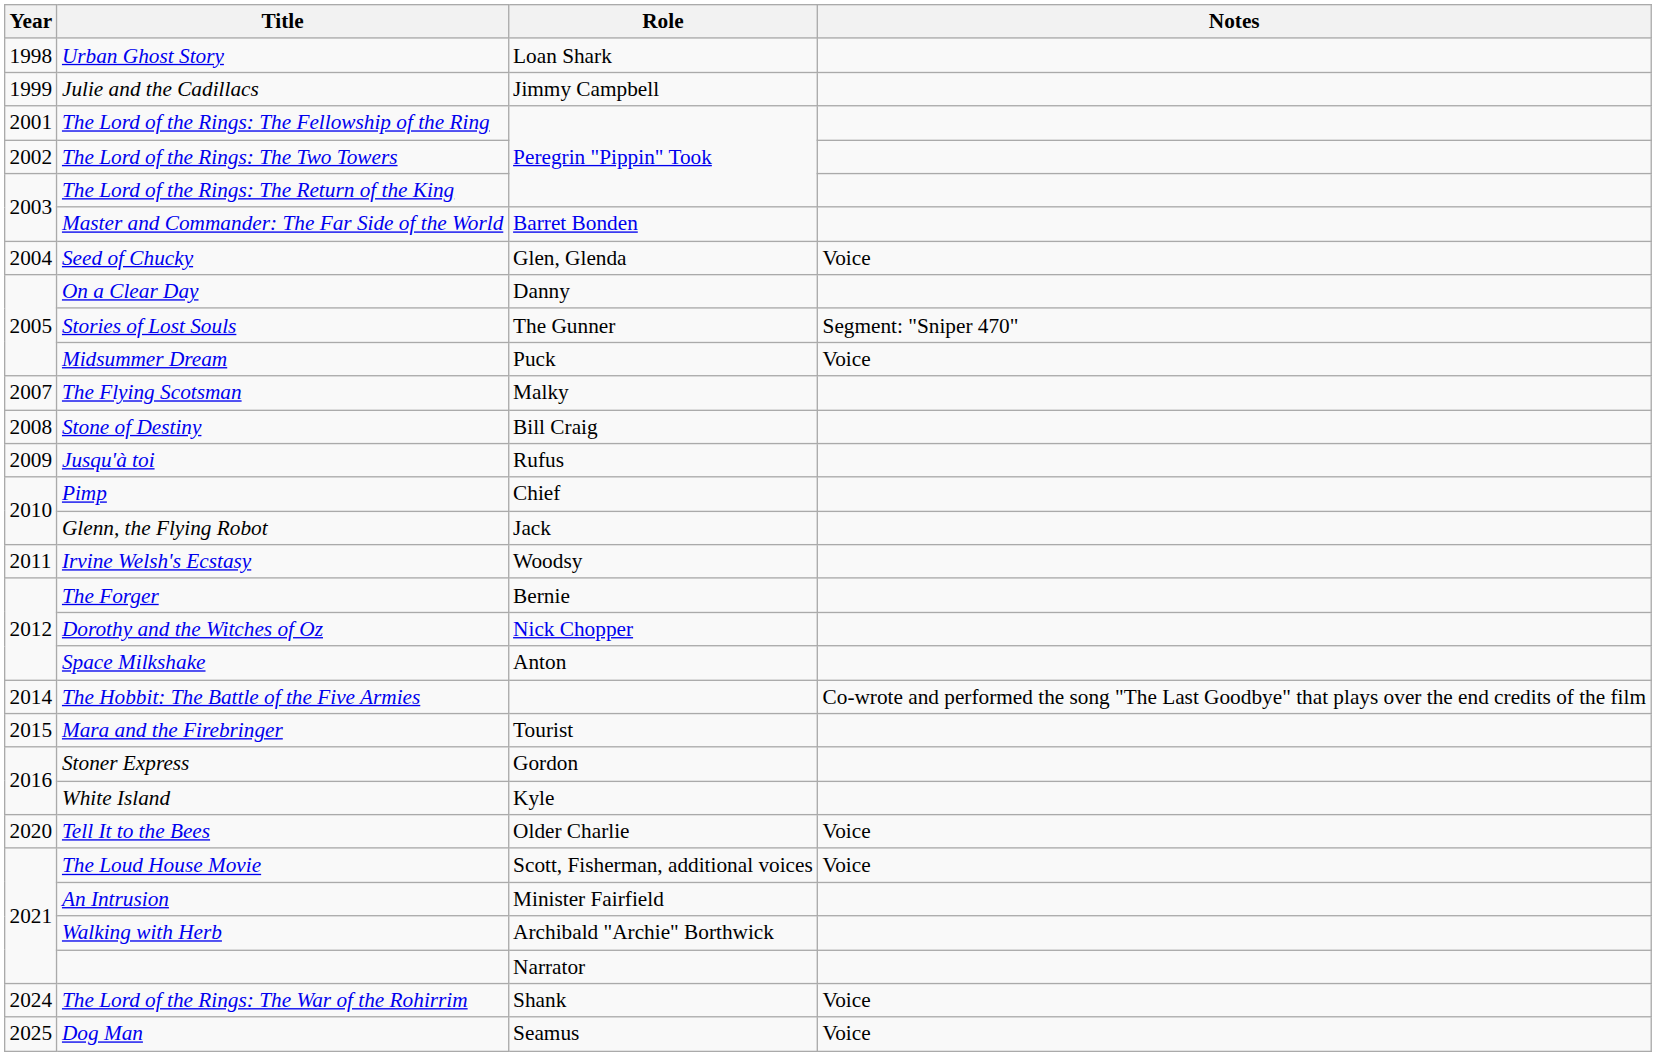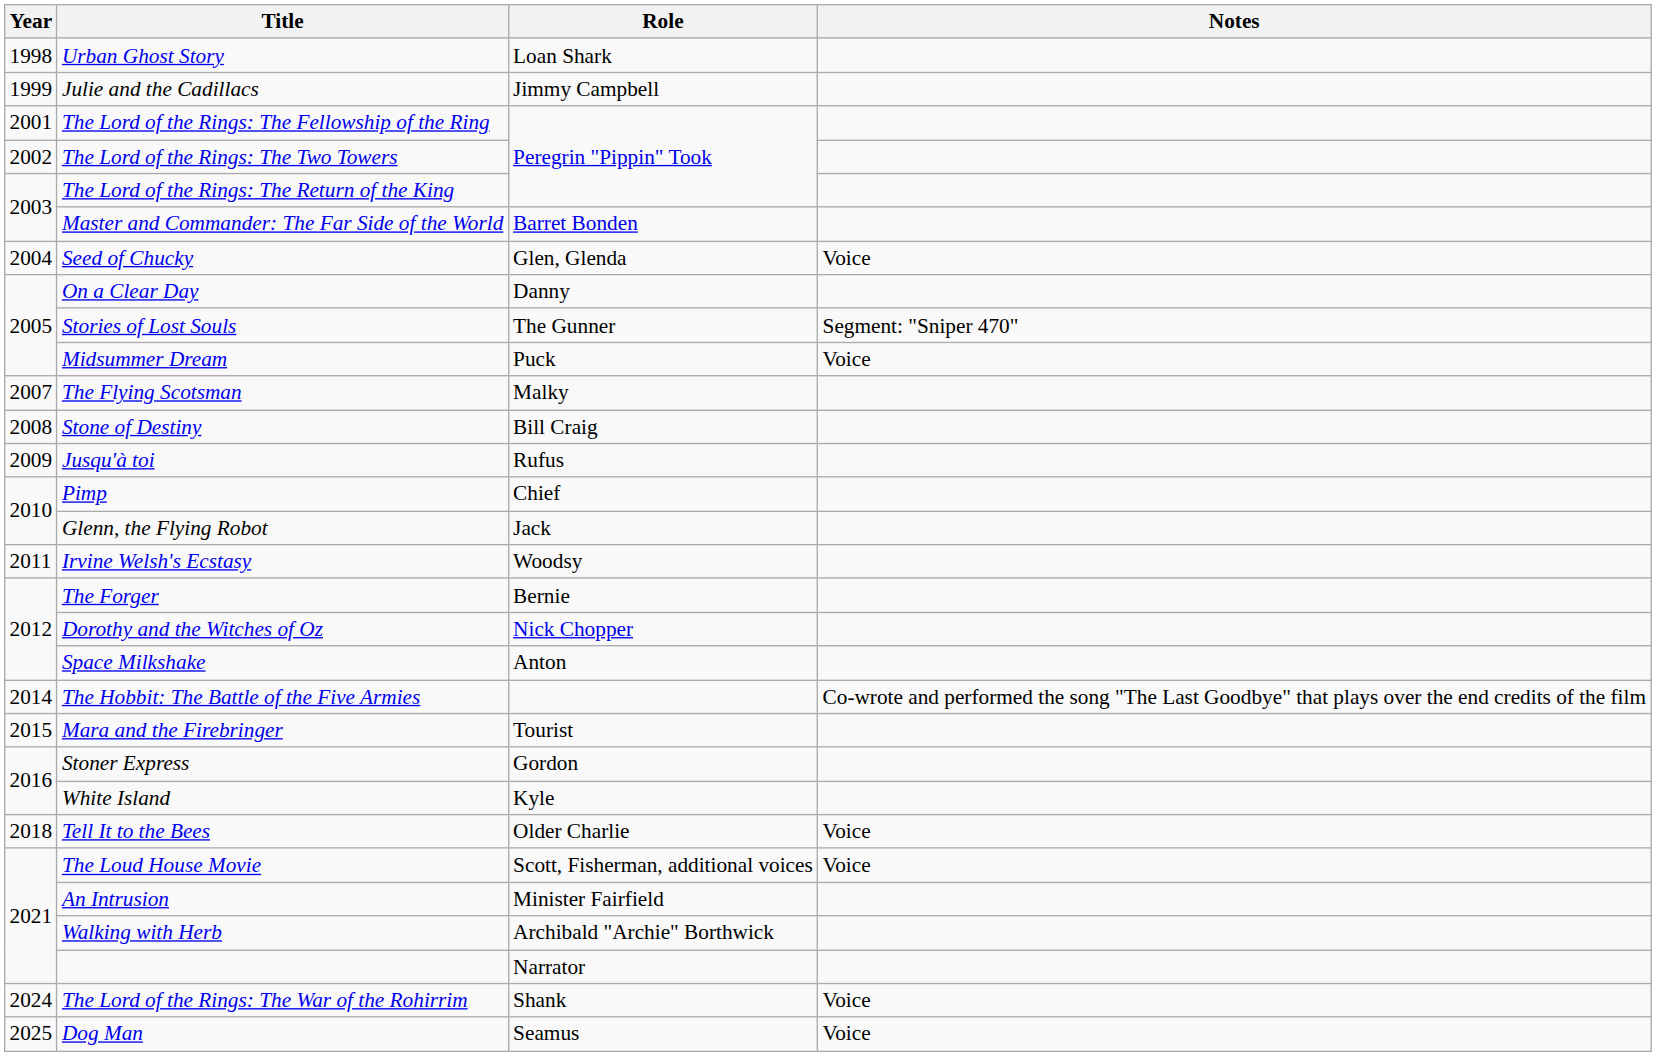(31, 831) 2020 -> (31, 831) 2018
